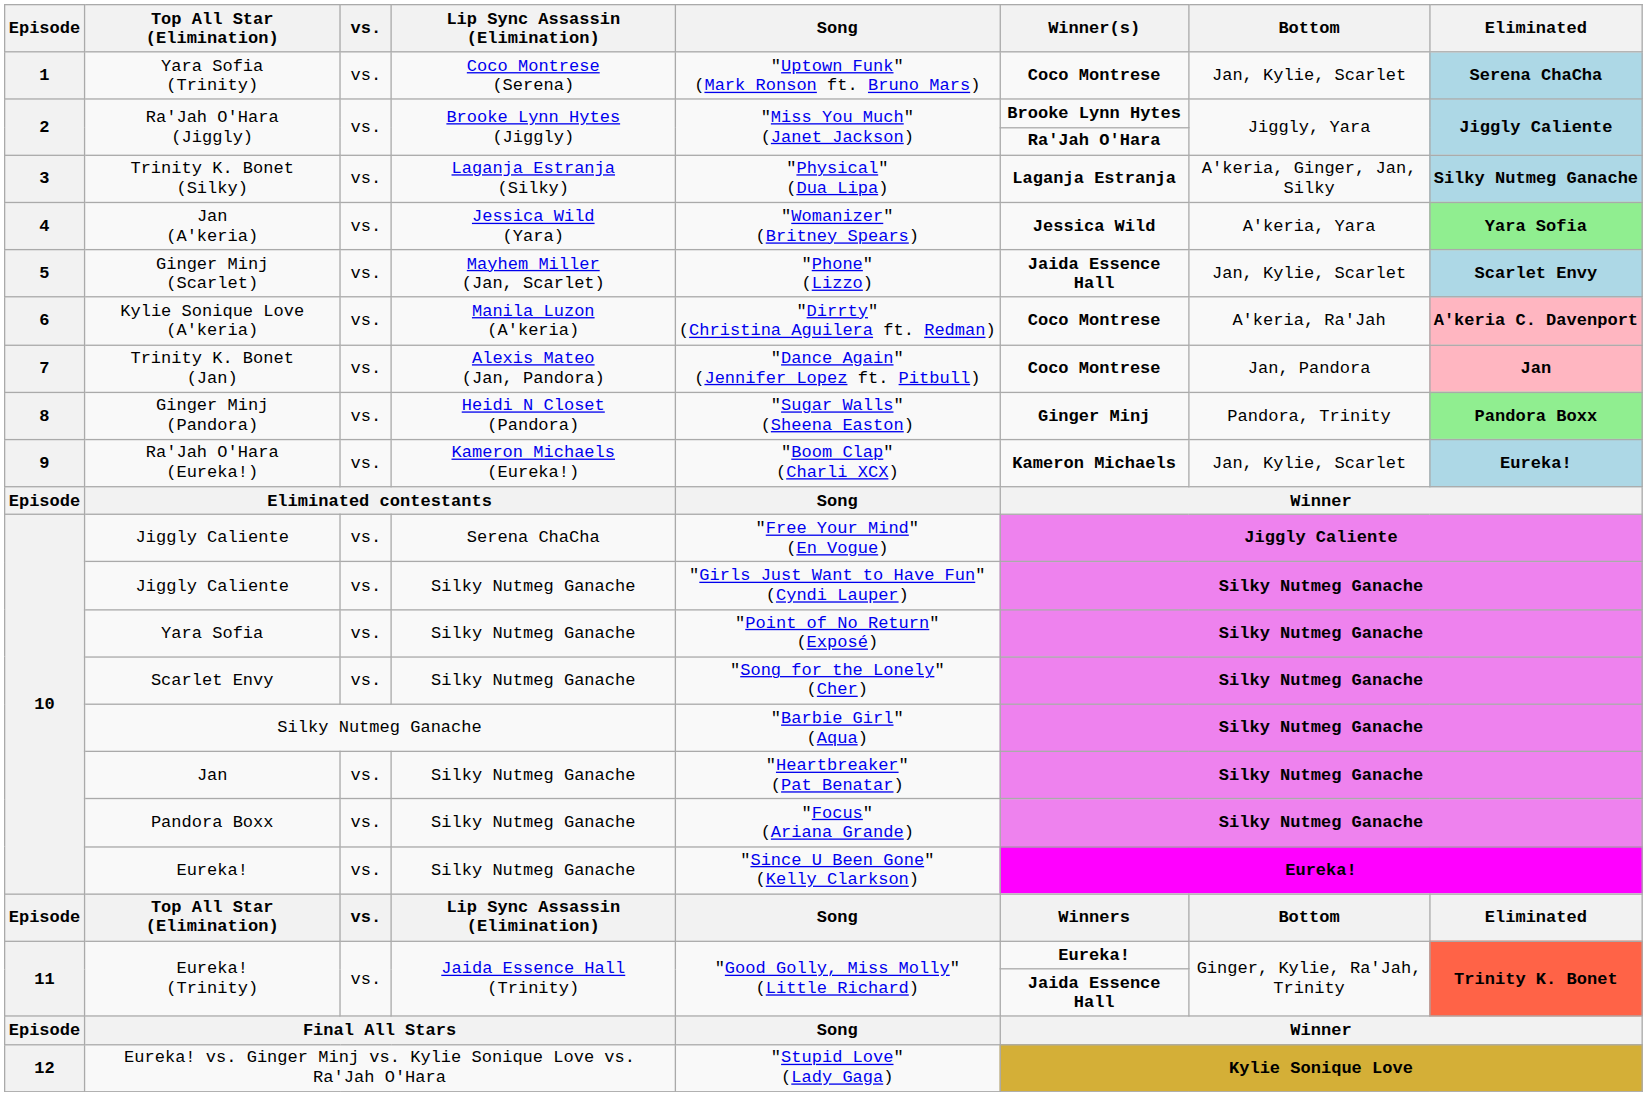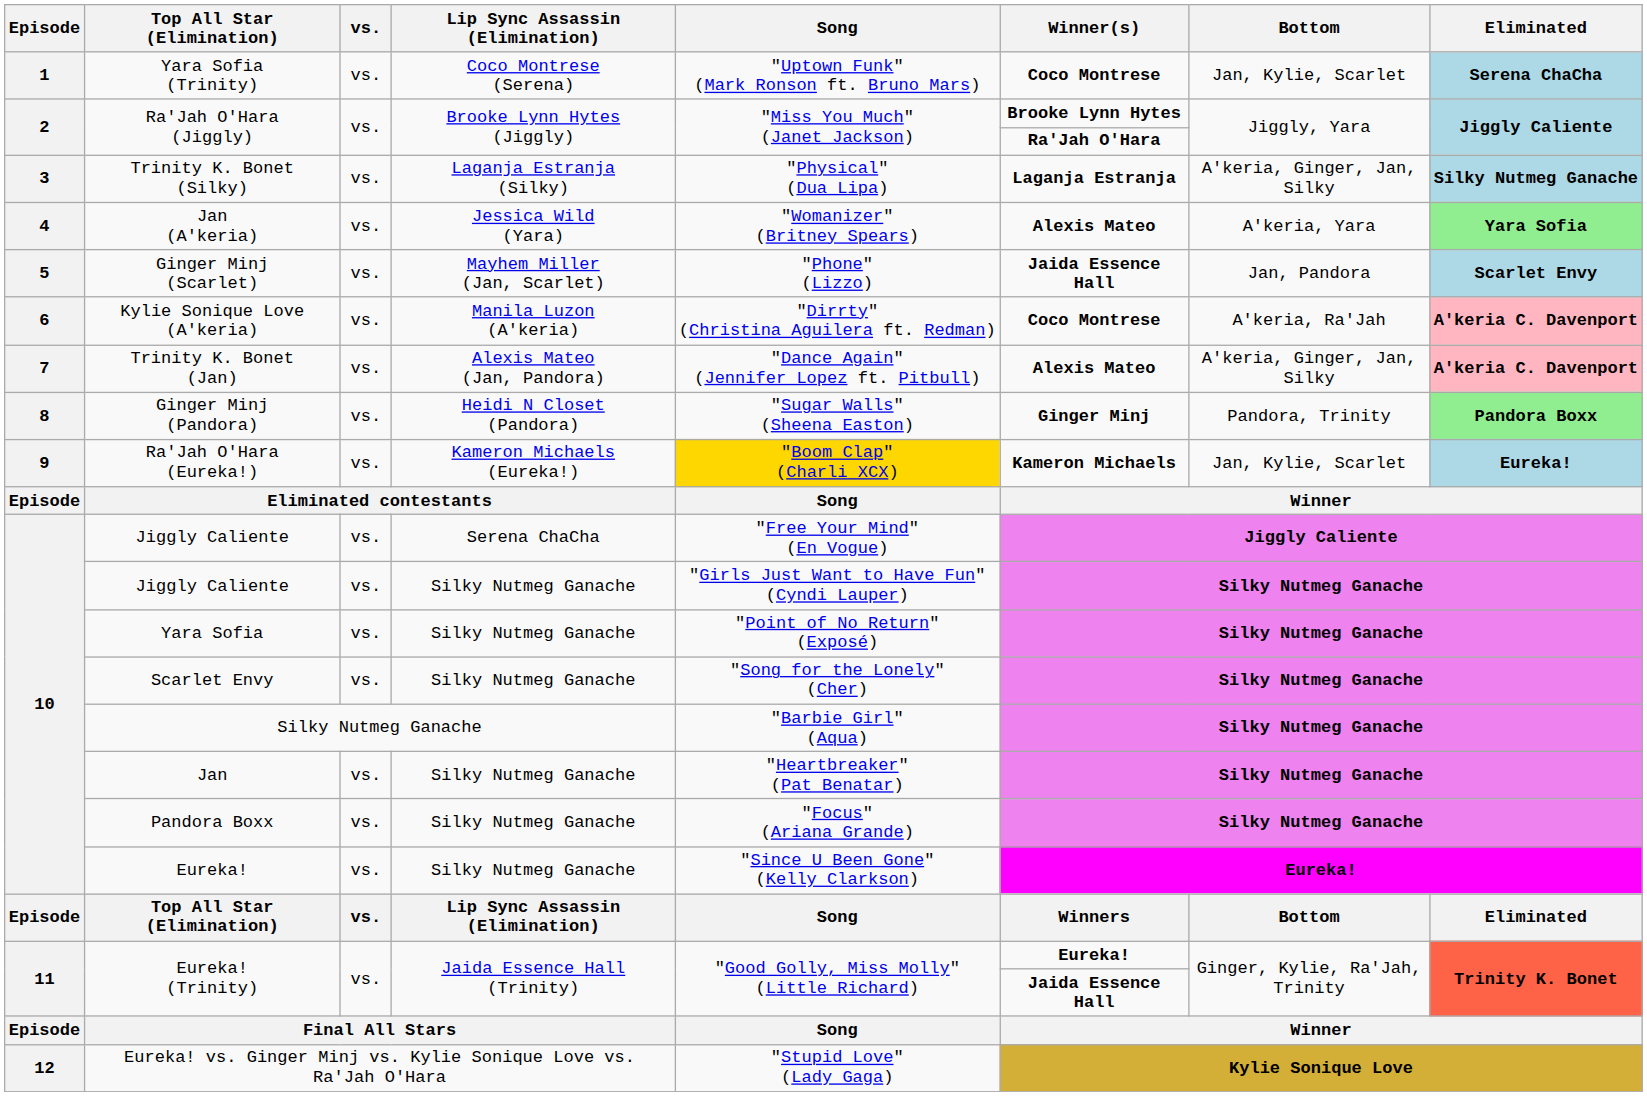(1094, 226) Jessica Wild -> (1094, 226) Alexis Mateo
(1309, 273) Jan, Kylie, Scarlet -> (1309, 273) Jan, Pandora
(1094, 368) Coco Montrese -> (1094, 368) Alexis Mateo
(1309, 368) Jan, Pandora -> (1309, 368) A'keria, Ginger, Jan, Silky
(1536, 368) Jan -> (1536, 368) A'keria C. Davenport
(837, 463) no background -> (837, 463) gold background
